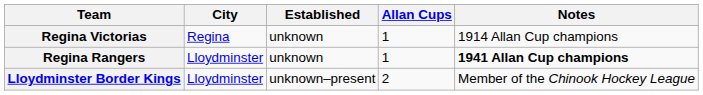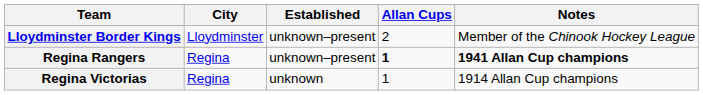rows swapped: (94, 79) <-> (94, 36)
(225, 57) Lloydminster -> (208, 57) Regina
(296, 57) unknown -> (322, 57) unknown–present
(385, 57) normal -> (385, 57) bold
